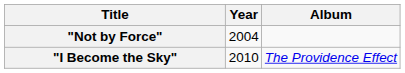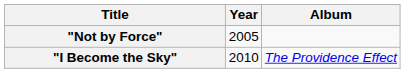(244, 36) 2004 -> (244, 36) 2005
